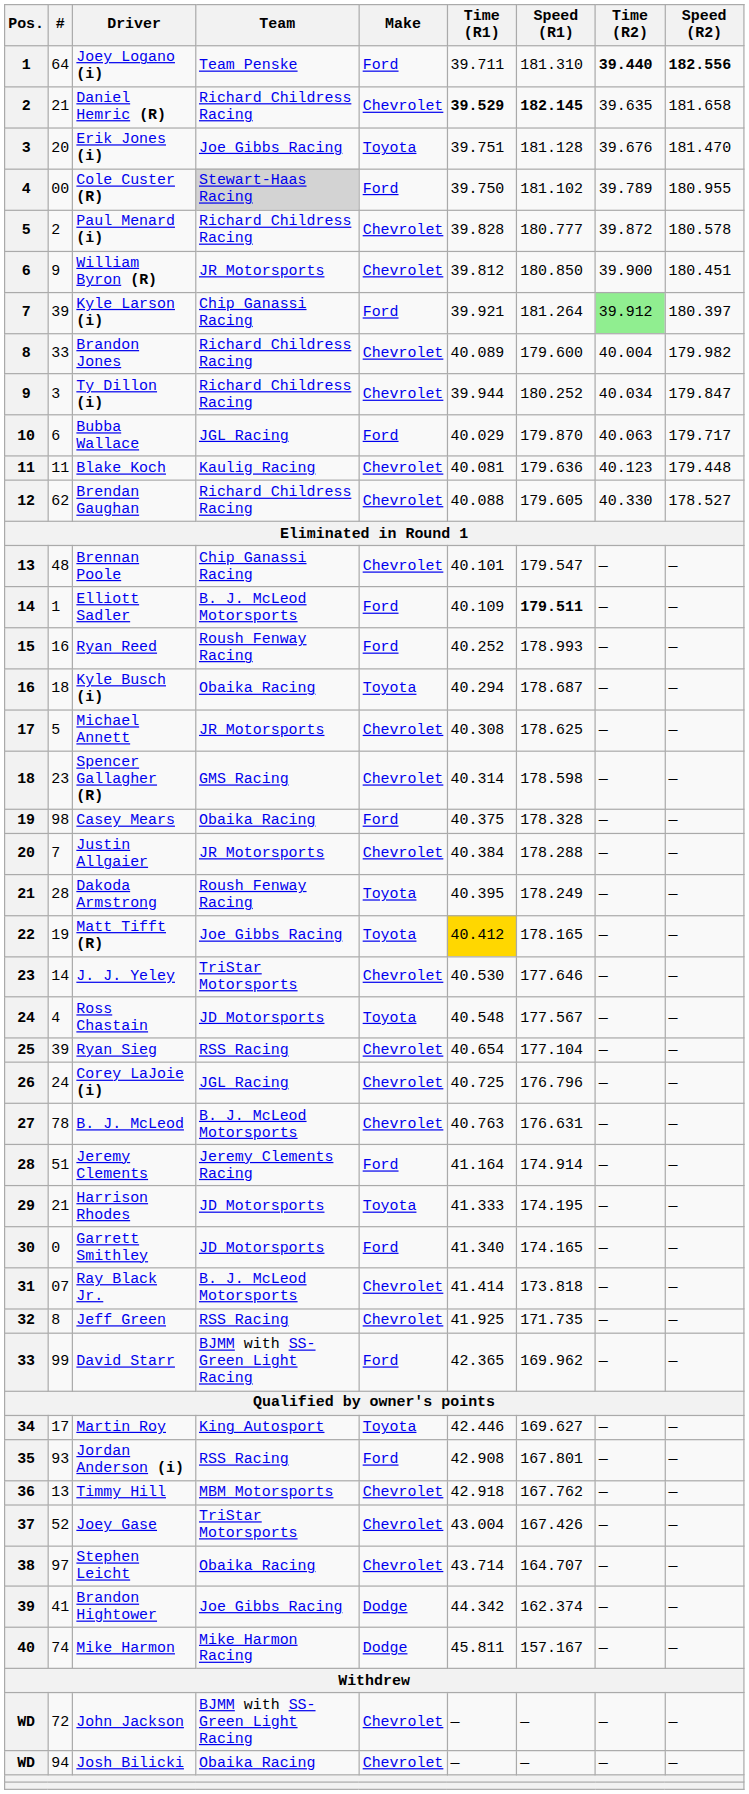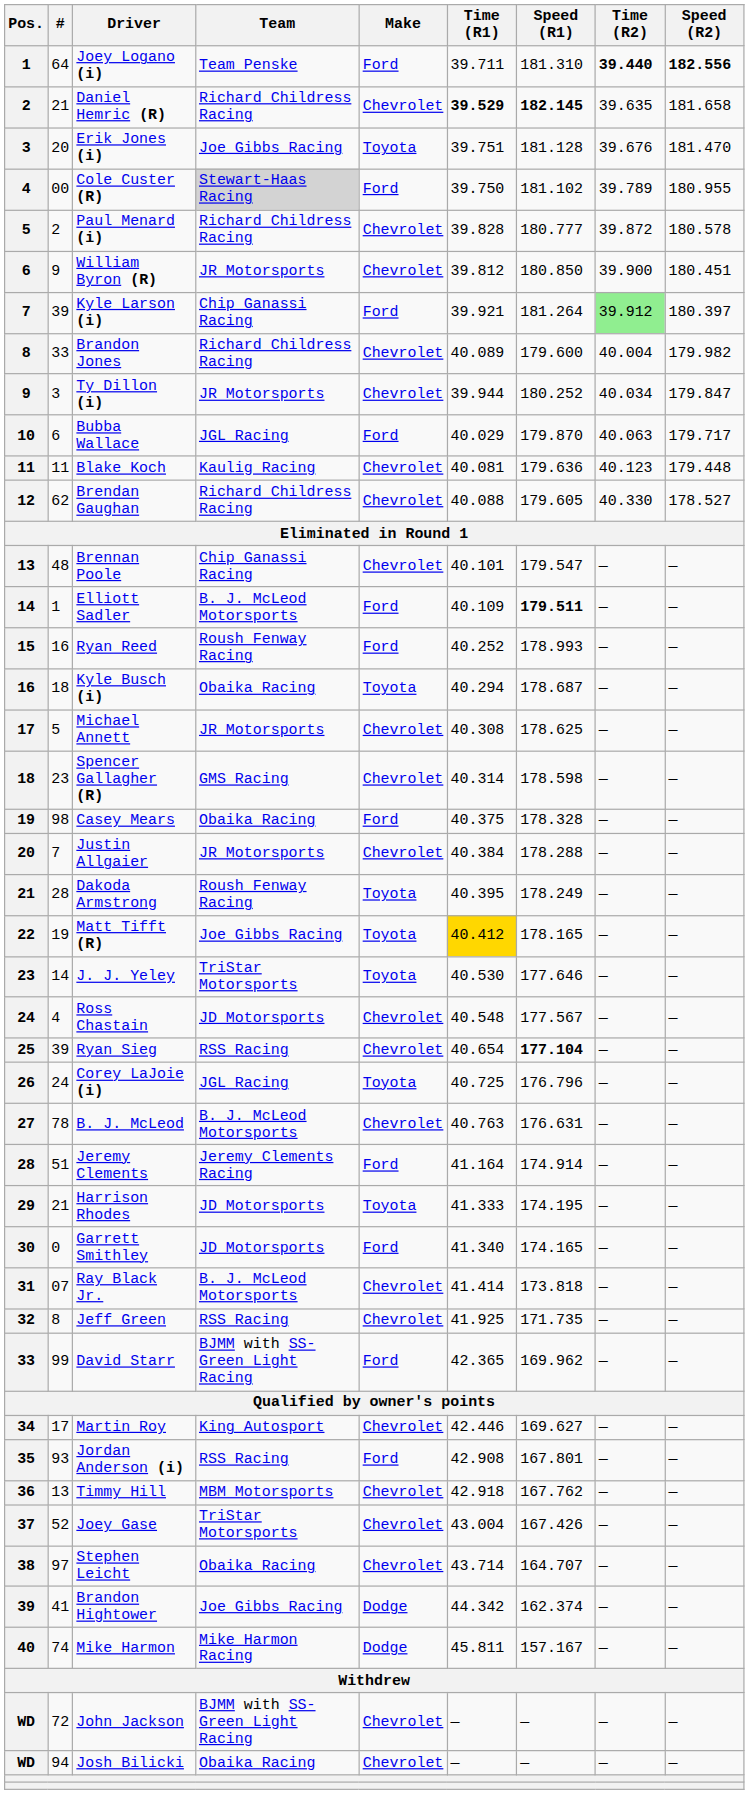(275, 395) Richard Childress Racing -> (262, 395) JR Motorsports
(403, 977) Chevrolet -> (390, 977) Toyota
(390, 1018) Toyota -> (403, 1018) Chevrolet
(552, 1051) normal -> (552, 1051) bold
(403, 1083) Chevrolet -> (390, 1083) Toyota
(390, 1428) Toyota -> (403, 1428) Chevrolet
